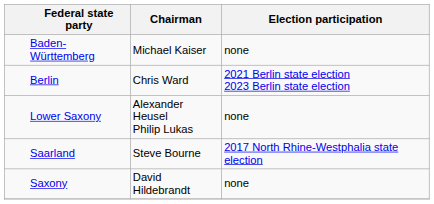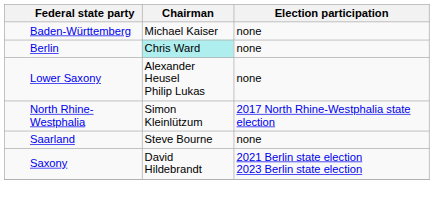(161, 80) no background -> (172, 48) paleturquoise background
(287, 80) 2021 Berlin state election 2023 Berlin state election -> (249, 48) none
+ row: (62, 115)
(311, 153) 2017 North Rhine-Westphalia state election -> (249, 139) none
(237, 184) none -> (299, 164) 2021 Berlin state election 2023 Berlin state election
